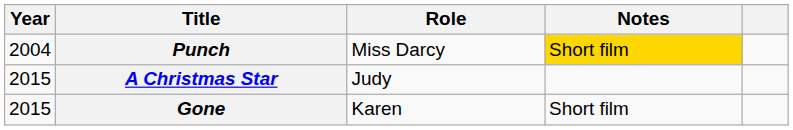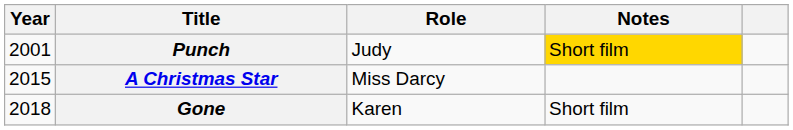(30, 49) 2004 -> (30, 49) 2001
(398, 49) Miss Darcy -> (371, 49) Judy
(371, 79) Judy -> (398, 79) Miss Darcy
(30, 109) 2015 -> (30, 109) 2018
